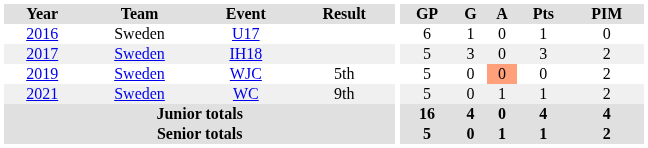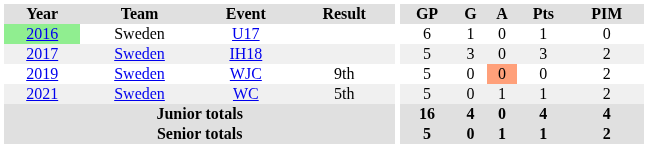(42, 34) no background -> (42, 34) lightgreen background
(344, 74) 5th -> (344, 74) 9th
(344, 94) 9th -> (344, 94) 5th
